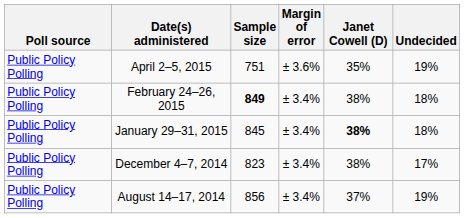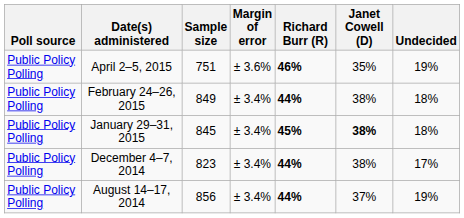+ column: (305, 34)
(255, 99) bold -> (206, 99) normal
